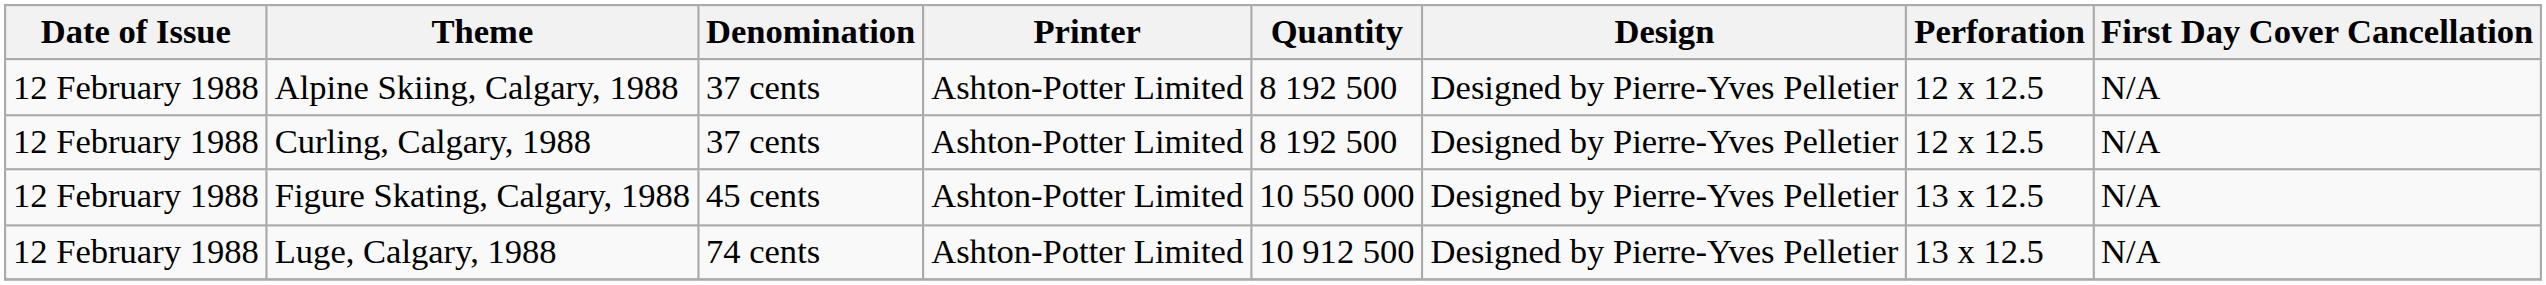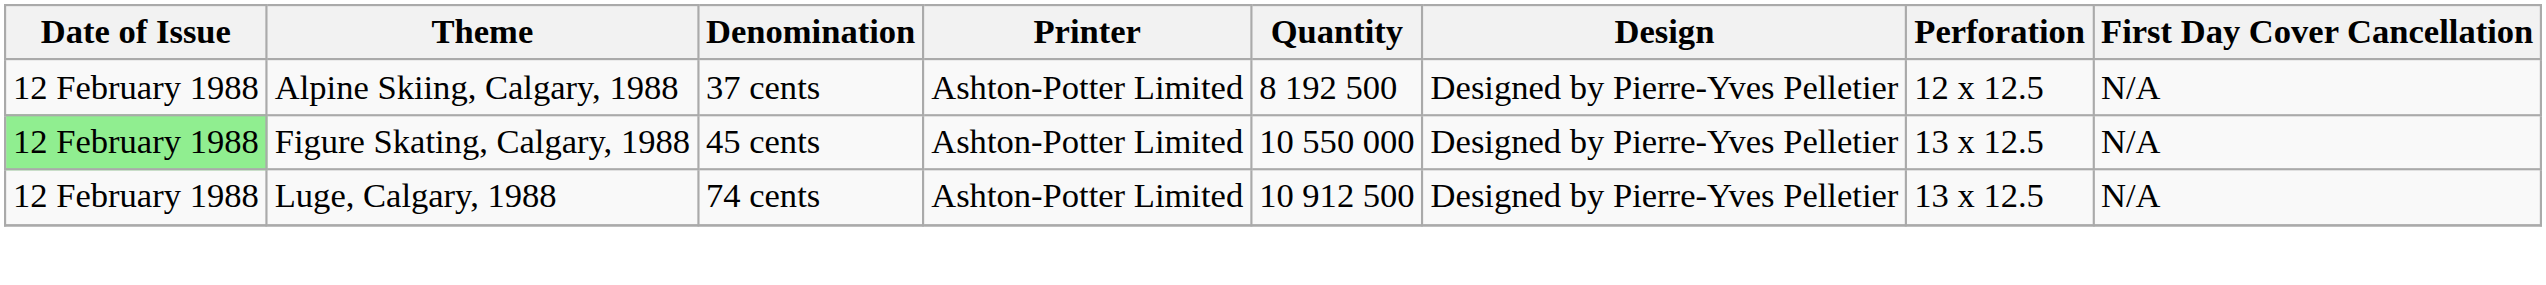- row: (433, 141)
(136, 196) no background -> (136, 141) lightgreen background
